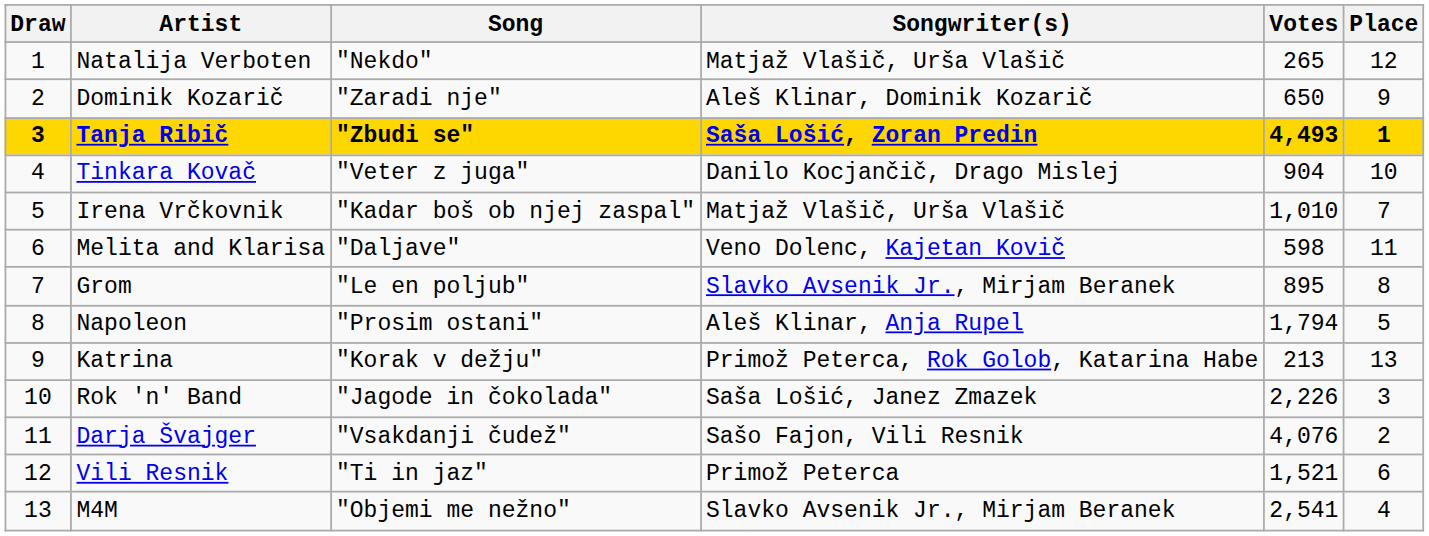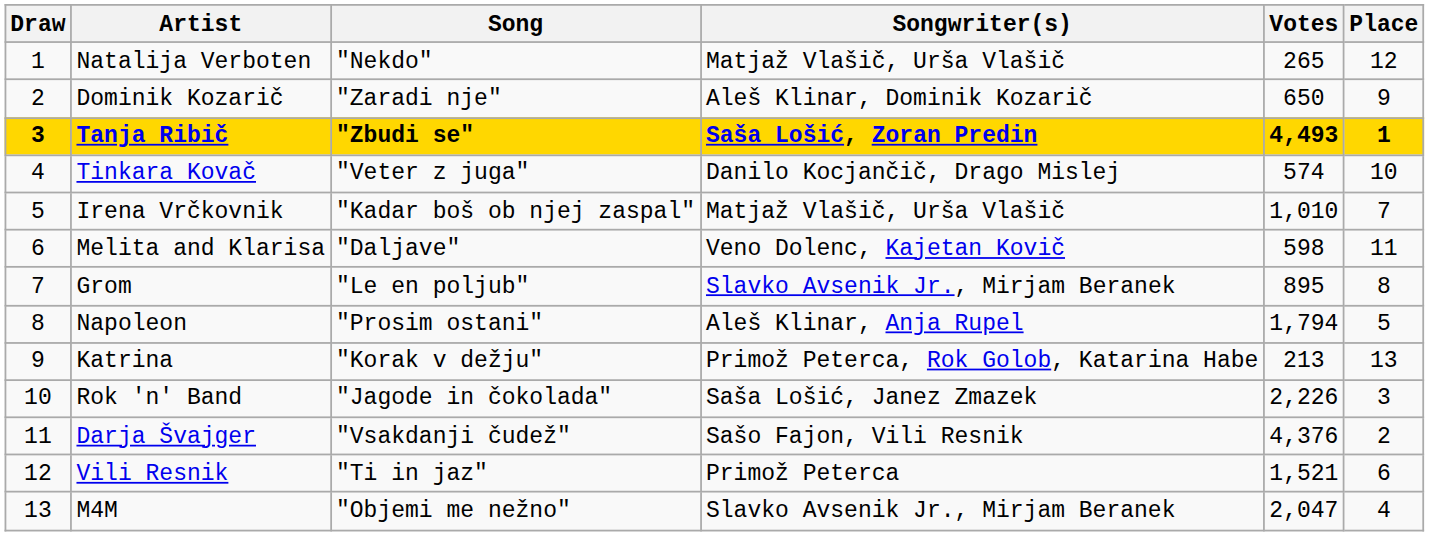(1304, 174) 904 -> (1304, 174) 574
(1304, 436) 4,076 -> (1304, 436) 4,376
(1304, 511) 2,541 -> (1304, 511) 2,047
